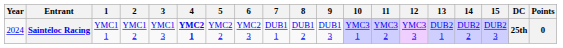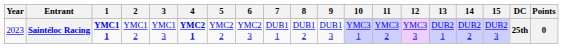(15, 30) 2024 -> (15, 30) 2023
(106, 30) normal -> (107, 30) bold
